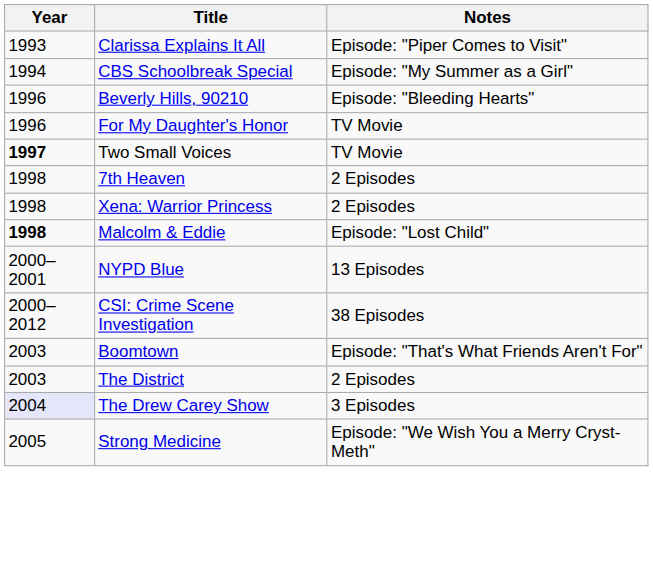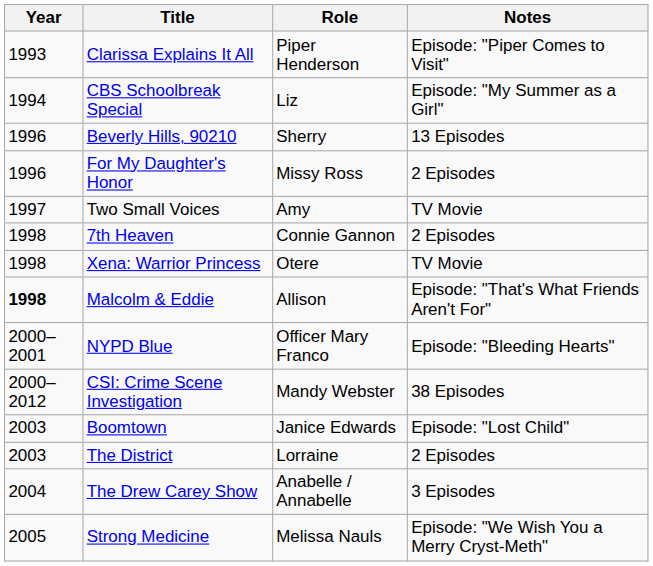+ column: (340, 17)
(433, 98) Episode: "Bleeding Hearts" -> (458, 136) 13 Episodes
(367, 125) TV Movie -> (453, 173) 2 Episodes
(27, 152) bold -> (27, 209) normal
(373, 206) 2 Episodes -> (447, 263) TV Movie
(410, 233) Episode: "Lost Child" -> (525, 299) Episode: "That's What Friends Aren't For"
(378, 269) 13 Episodes -> (513, 345) Episode: "Bleeding Hearts"
(487, 351) Episode: "That's What Friends Aren't For" -> (490, 428) Episode: "Lost Child"
(27, 405) lavender background -> (27, 491) no background
